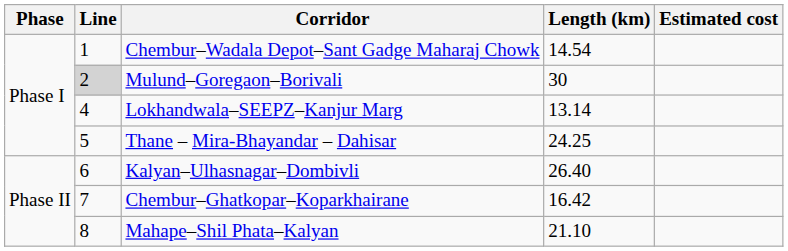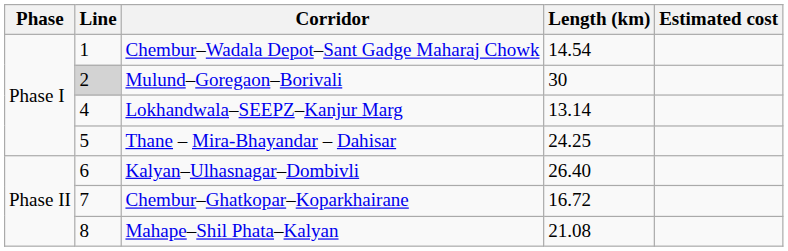(570, 200) 16.42 -> (570, 200) 16.72
(570, 230) 21.10 -> (570, 230) 21.08
